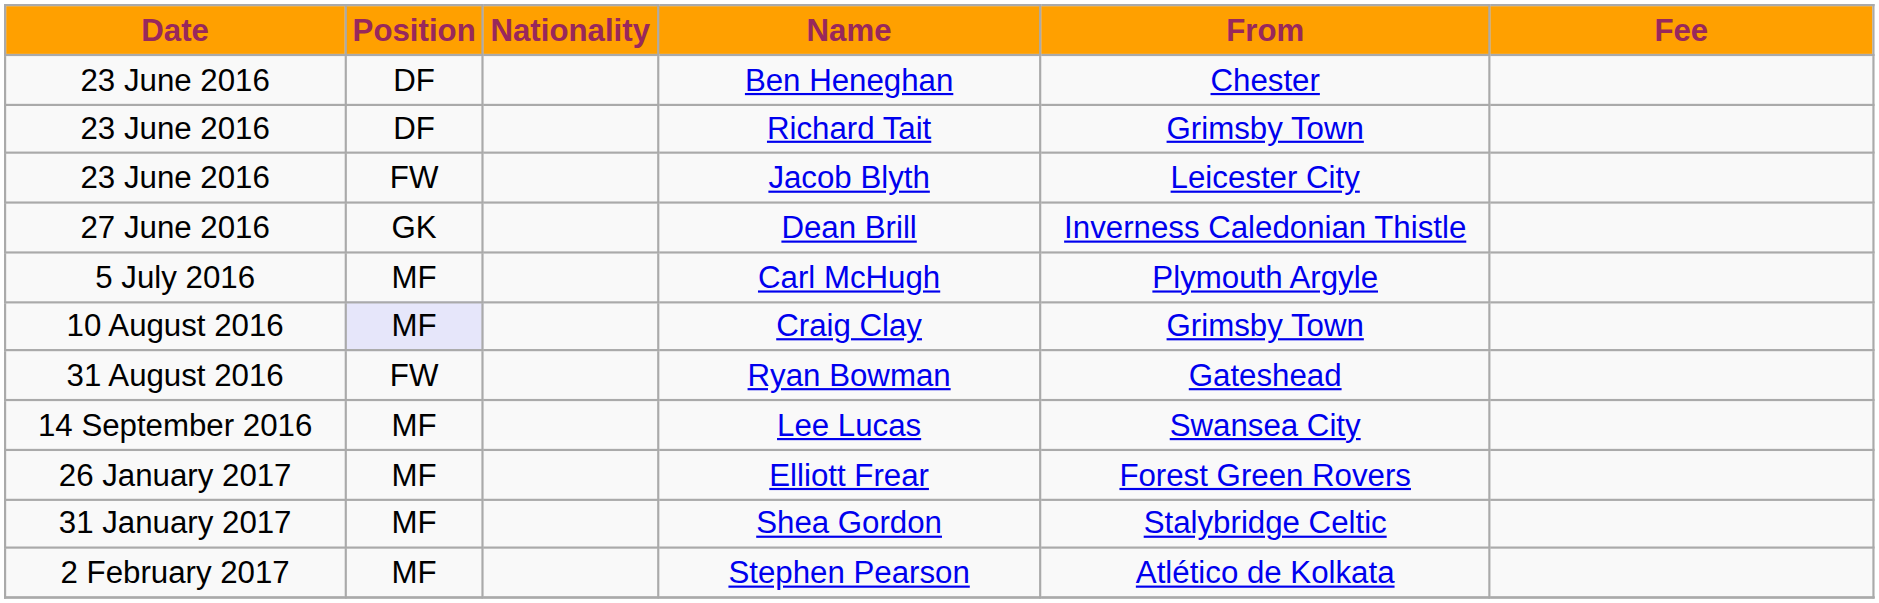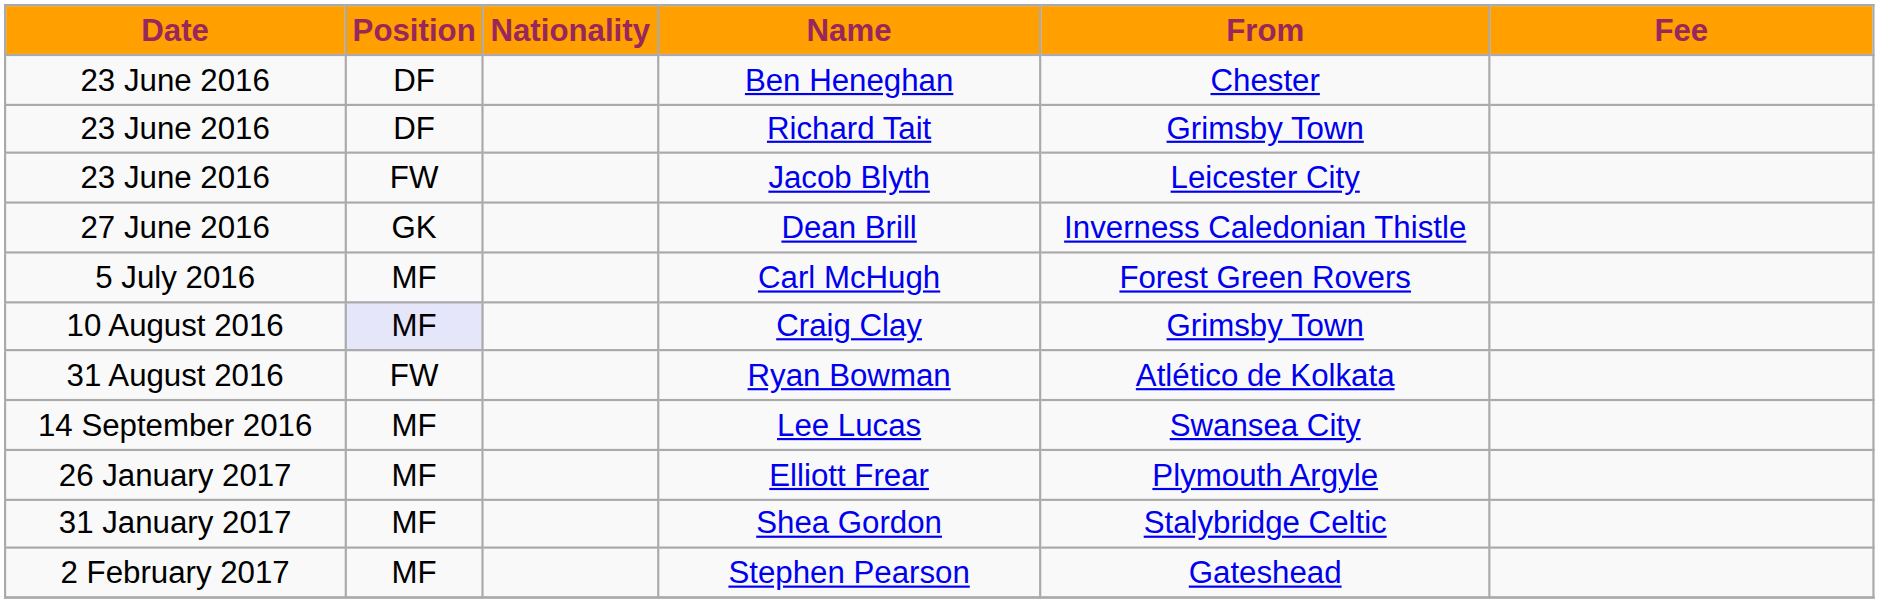(1265, 277) Plymouth Argyle -> (1265, 277) Forest Green Rovers
(1265, 376) Gateshead -> (1265, 376) Atlético de Kolkata
(1265, 474) Forest Green Rovers -> (1265, 474) Plymouth Argyle
(1265, 573) Atlético de Kolkata -> (1265, 573) Gateshead
